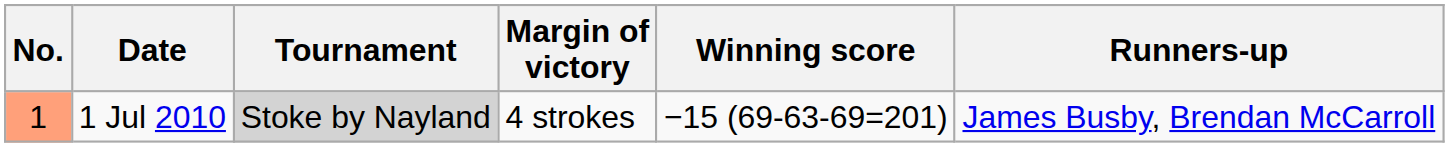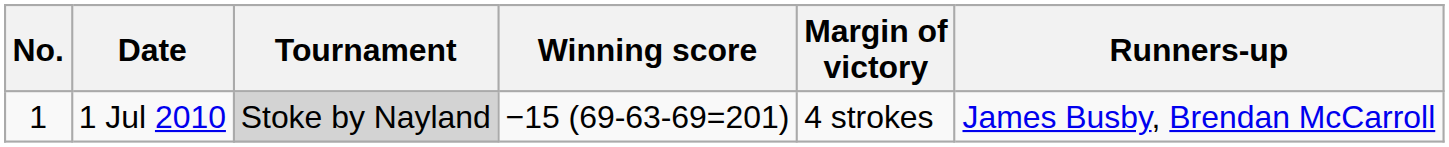columns swapped: (806, 48) <-> (577, 48)
(38, 117) lightsalmon background -> (38, 117) no background
